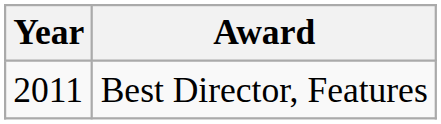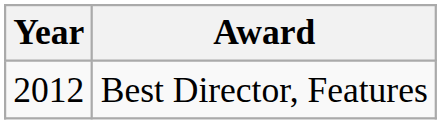(48, 88) 2011 -> (49, 88) 2012
